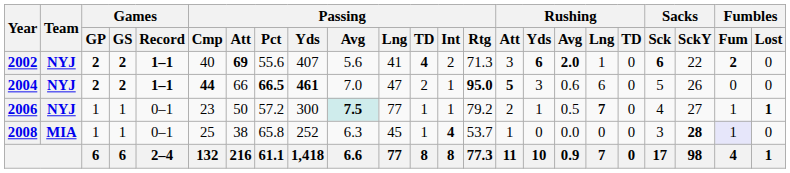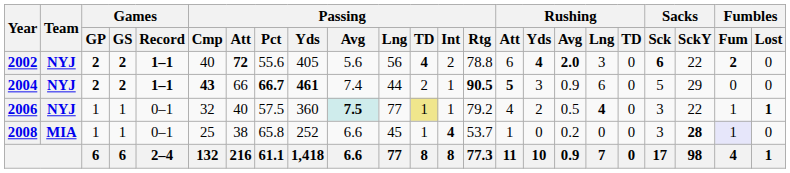(241, 62) 69 -> (241, 62) 72
(308, 62) 407 -> (308, 62) 405
(395, 62) 41 -> (395, 62) 56
(480, 62) 71.3 -> (480, 62) 78.8
(510, 62) 3 -> (510, 62) 6
(539, 62) 6 -> (539, 62) 4
(602, 62) 1 -> (602, 62) 3
(207, 86) 44 -> (207, 86) 43
(271, 86) 66.5 -> (271, 86) 66.7
(353, 86) 7.0 -> (353, 86) 7.4
(395, 86) 47 -> (395, 86) 44
(480, 86) 95.0 -> (480, 86) 90.5
(570, 86) 0.6 -> (570, 86) 0.9
(695, 86) 26 -> (695, 86) 29
(207, 109) 23 -> (207, 109) 32
(241, 109) 50 -> (241, 109) 40
(271, 109) 57.2 -> (271, 109) 57.5
(308, 109) 300 -> (308, 109) 360
(424, 109) no background -> (424, 109) khaki background
(510, 109) 2 -> (510, 109) 4
(539, 109) 1 -> (539, 109) 2
(602, 109) 7 -> (602, 109) 4
(660, 109) 4 -> (660, 109) 3
(695, 109) 27 -> (695, 109) 22
(353, 132) 6.3 -> (353, 132) 6.6
(570, 132) 0.0 -> (570, 132) 0.2
